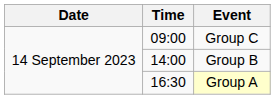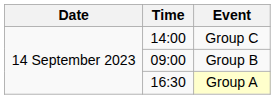(168, 37) 09:00 -> (168, 37) 14:00
(168, 60) 14:00 -> (168, 60) 09:00
